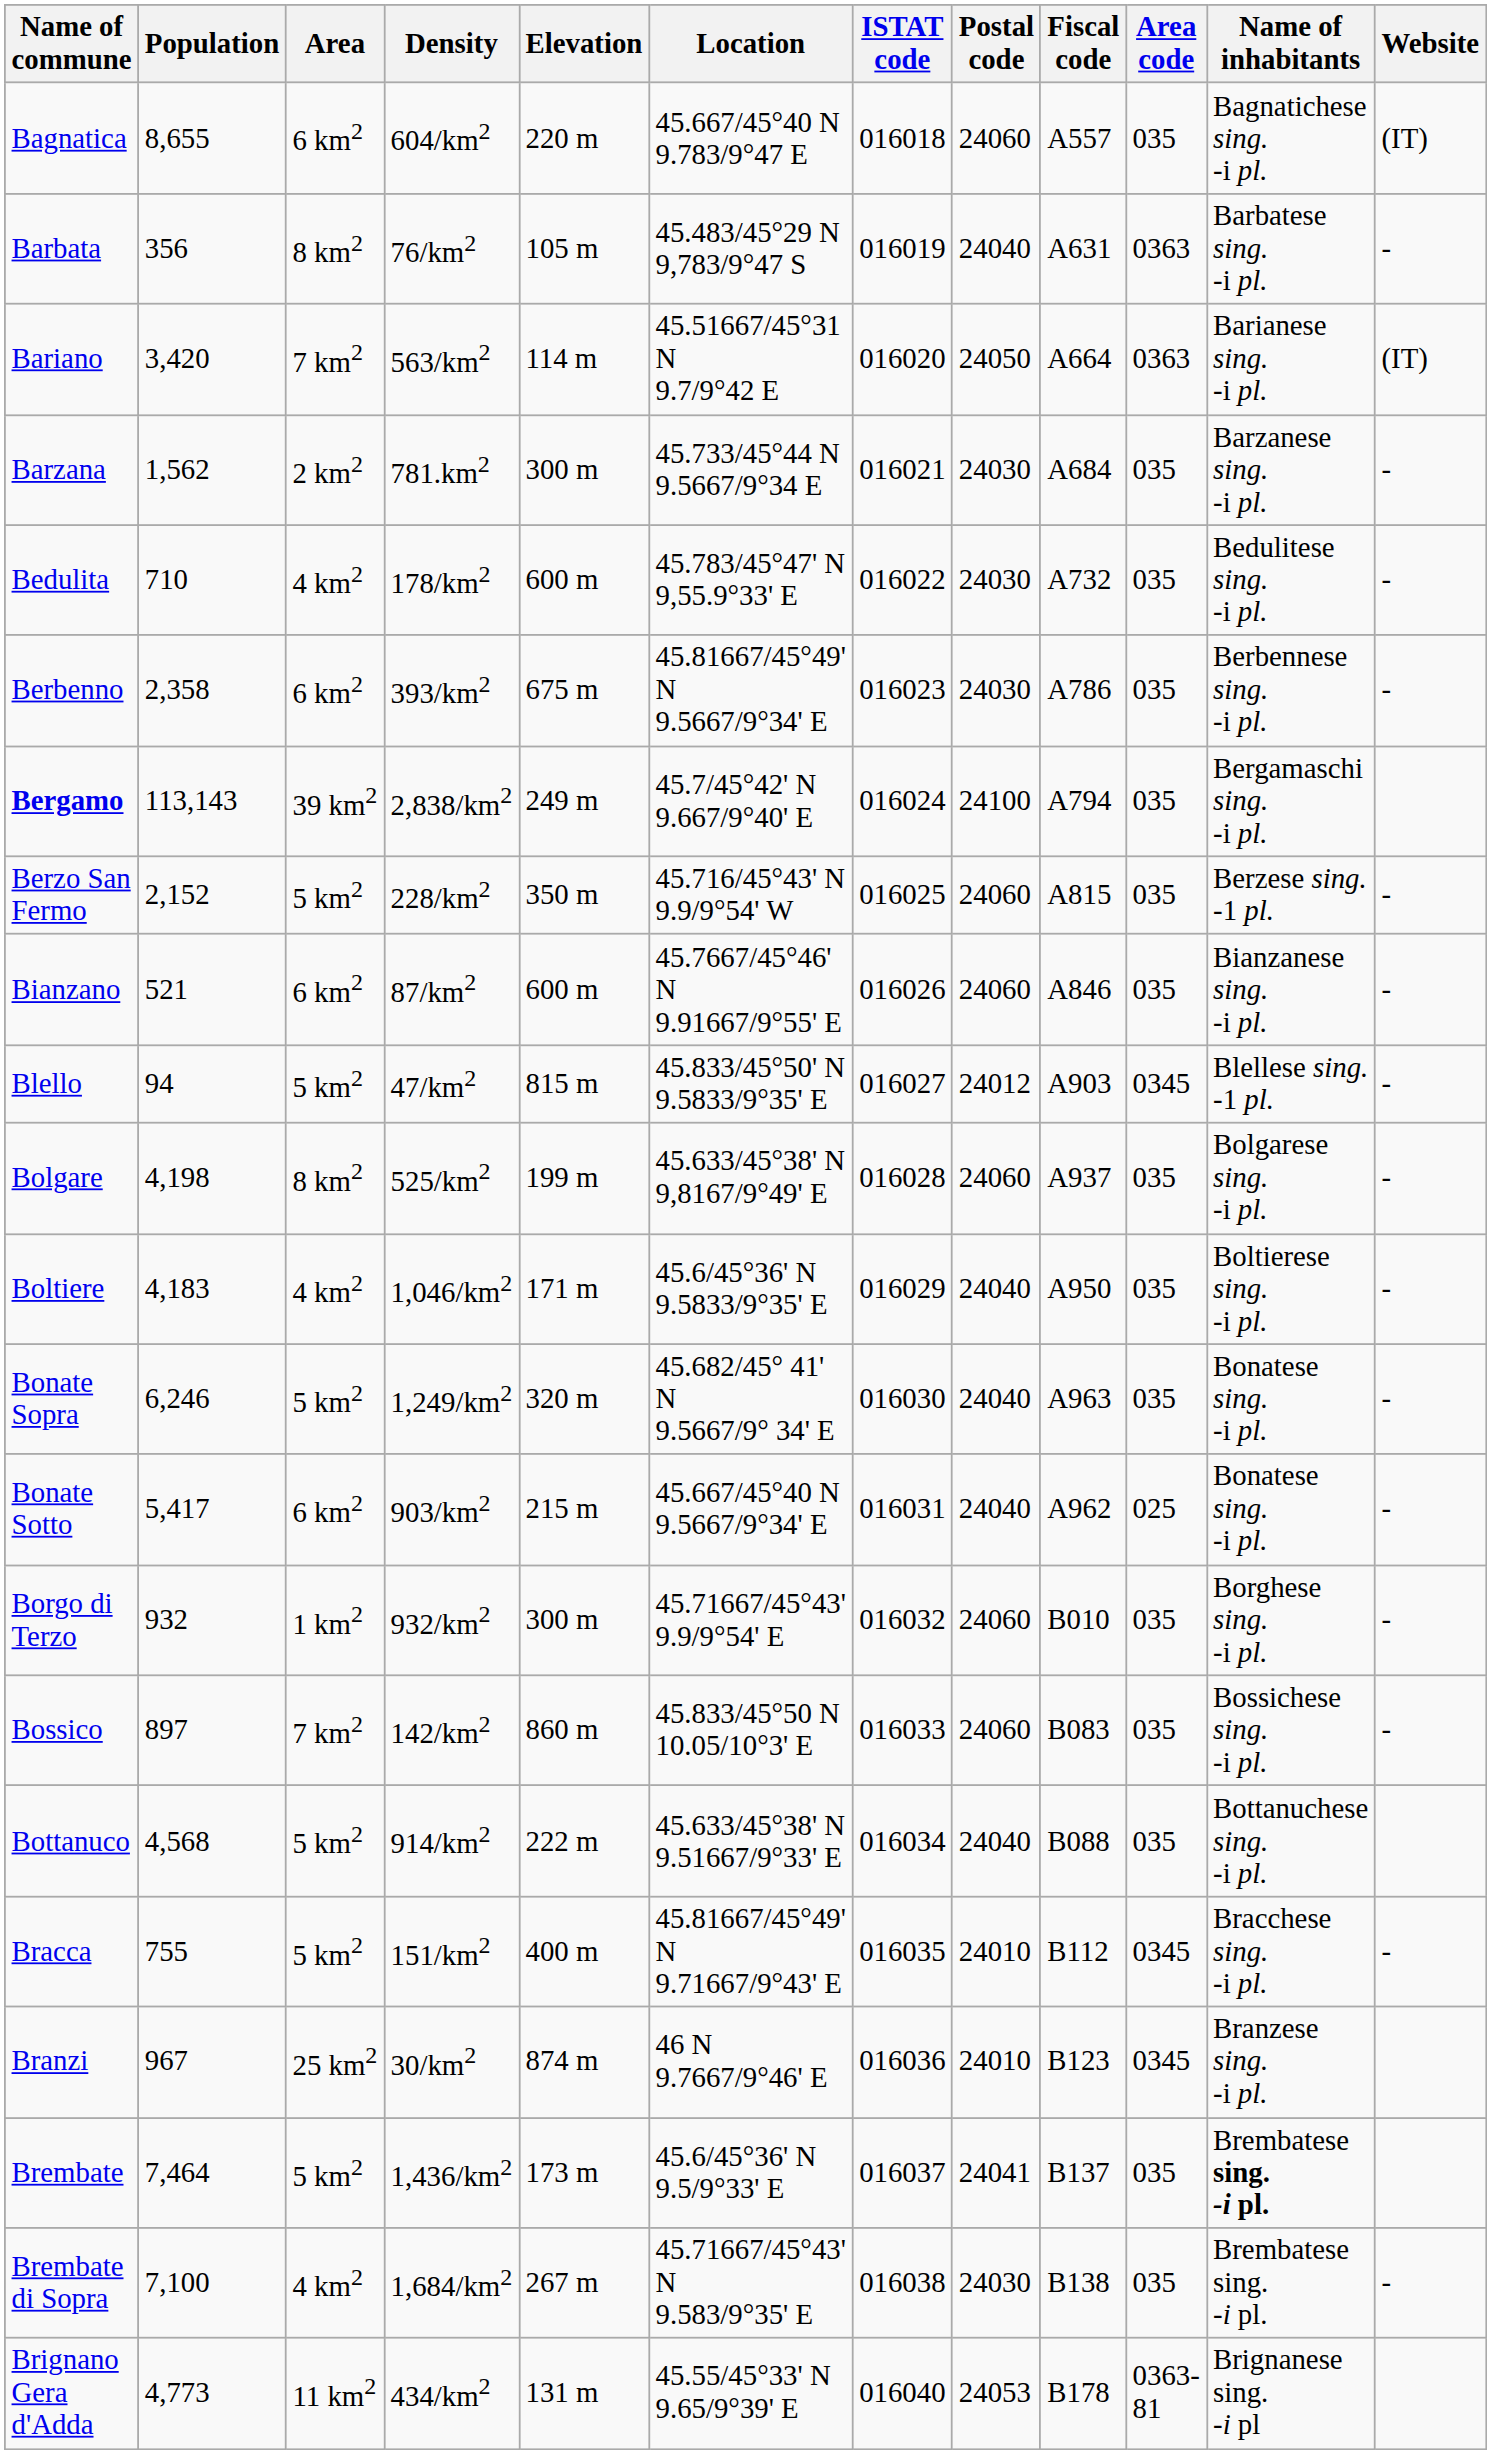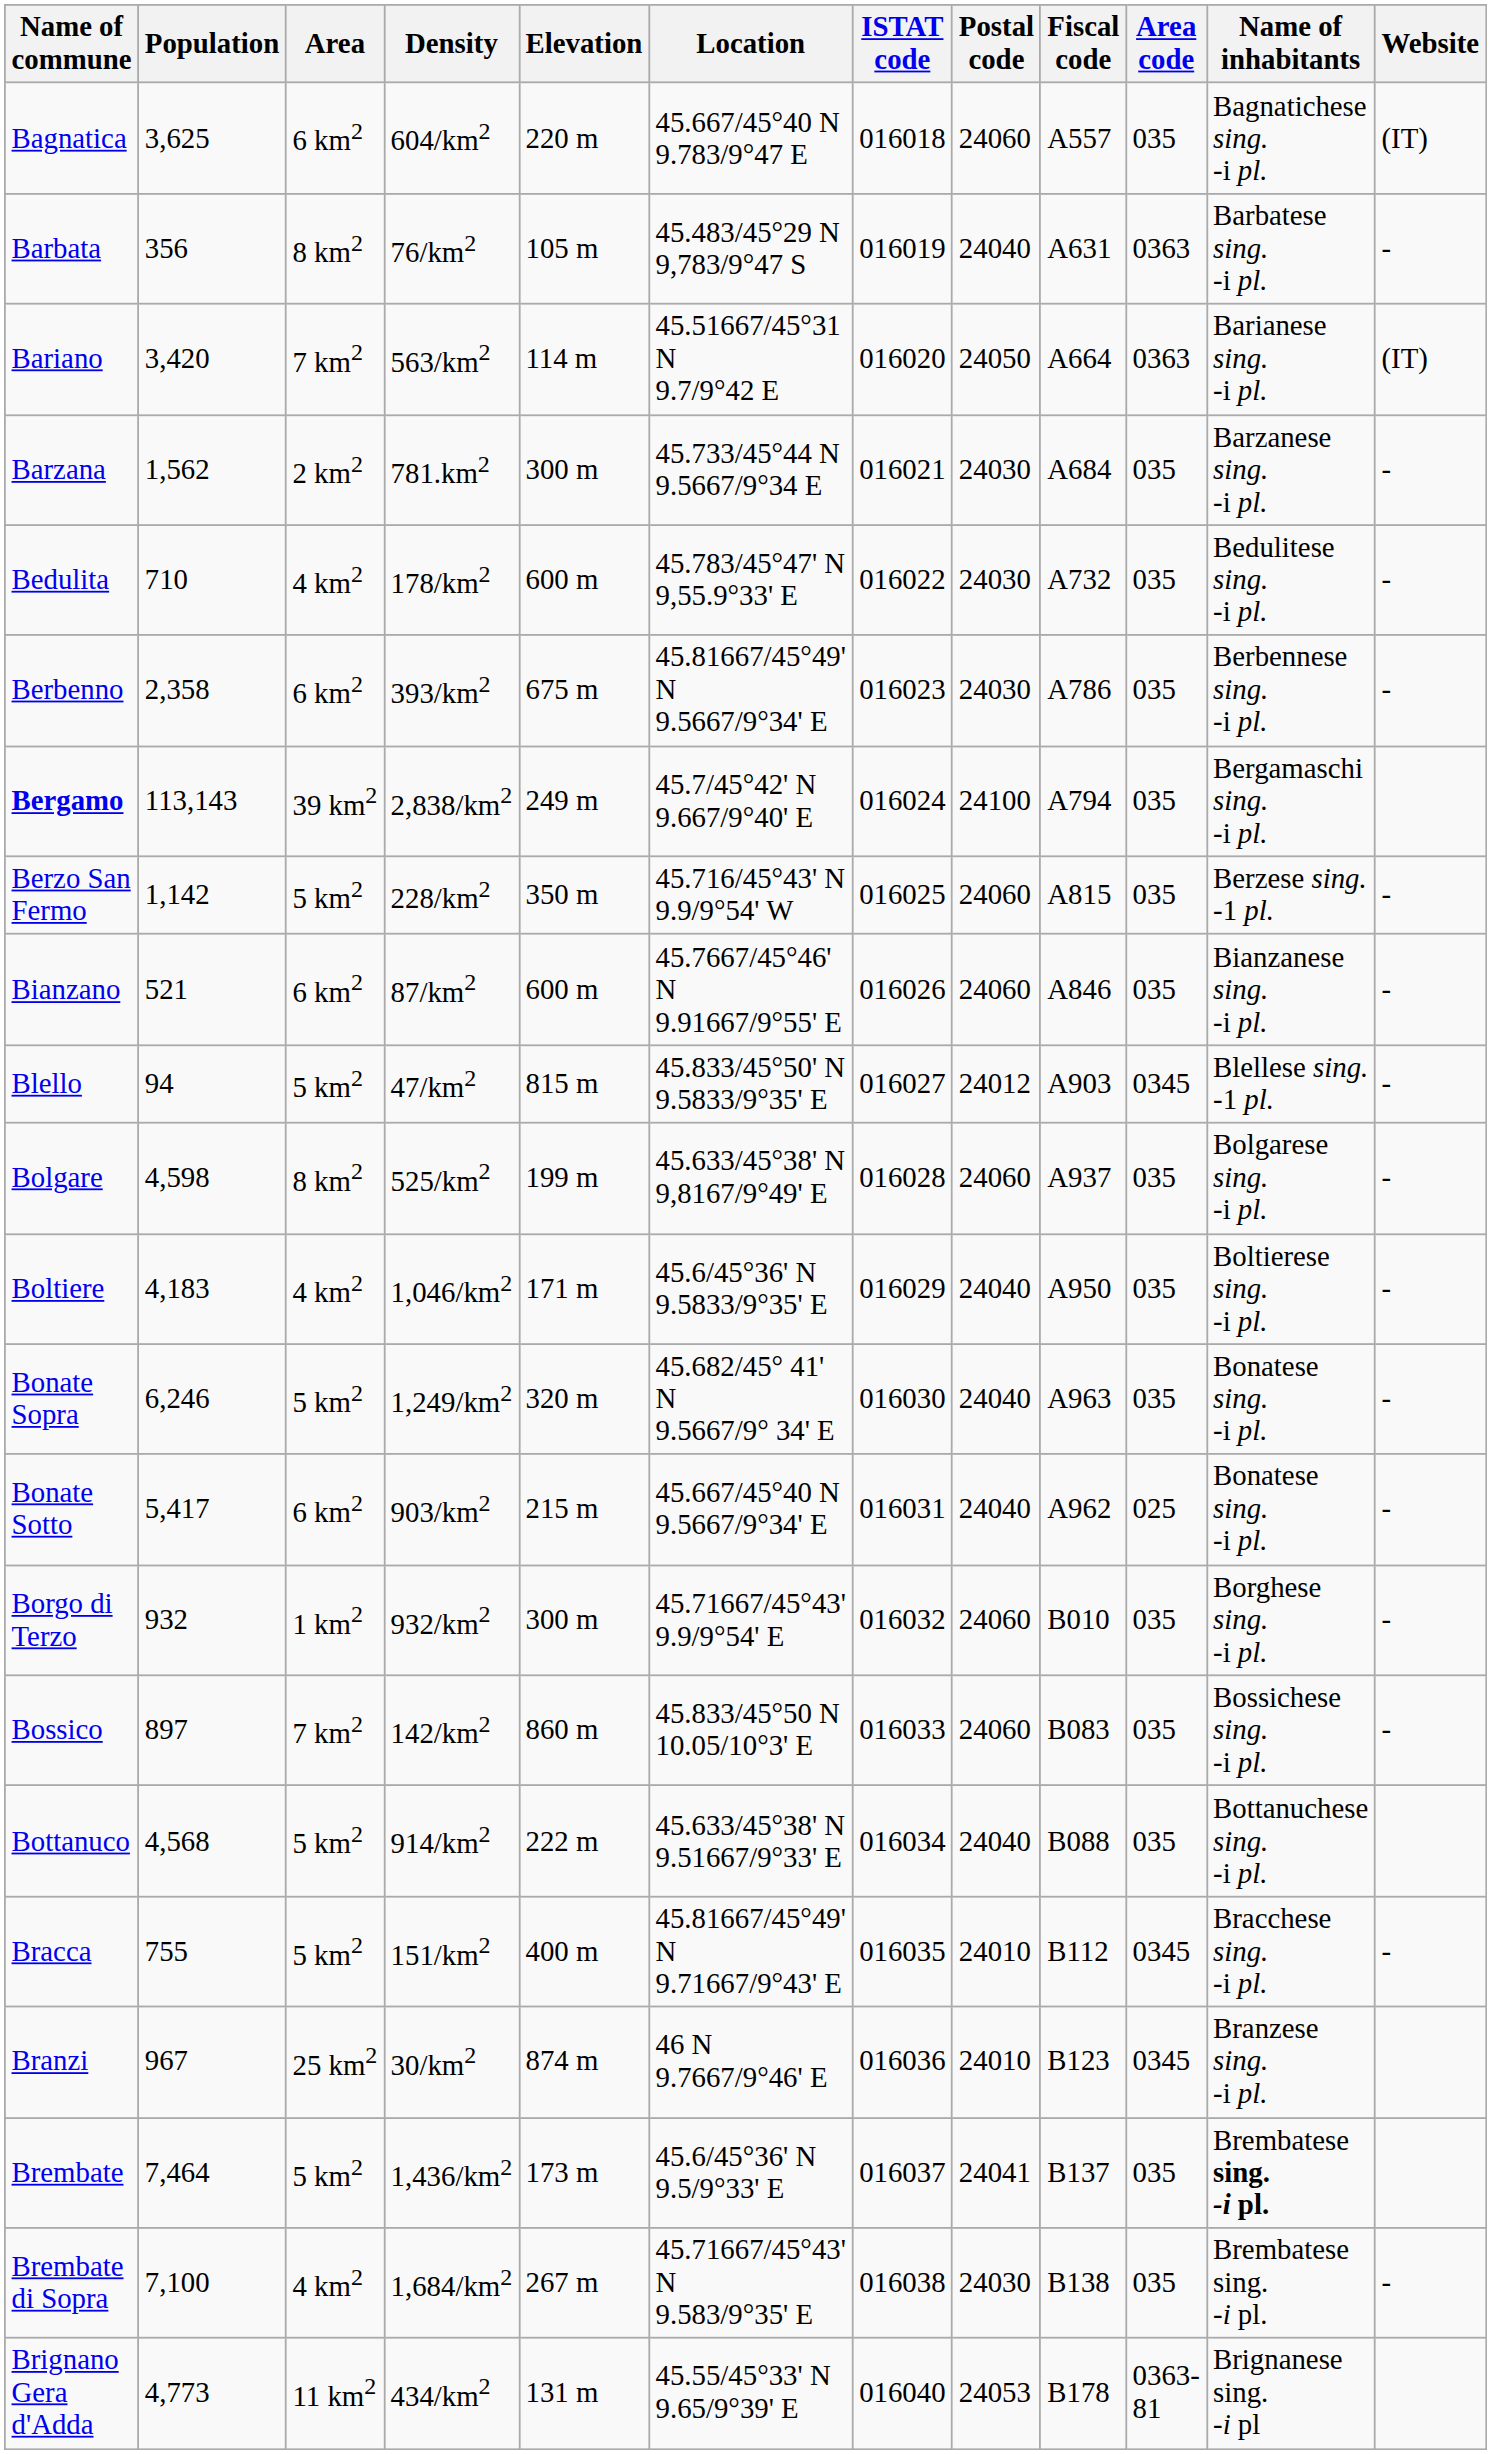(177, 137) 8,655 -> (177, 137) 3,625
(177, 894) 2,152 -> (177, 894) 1,142
(177, 1177) 4,198 -> (177, 1177) 4,598
